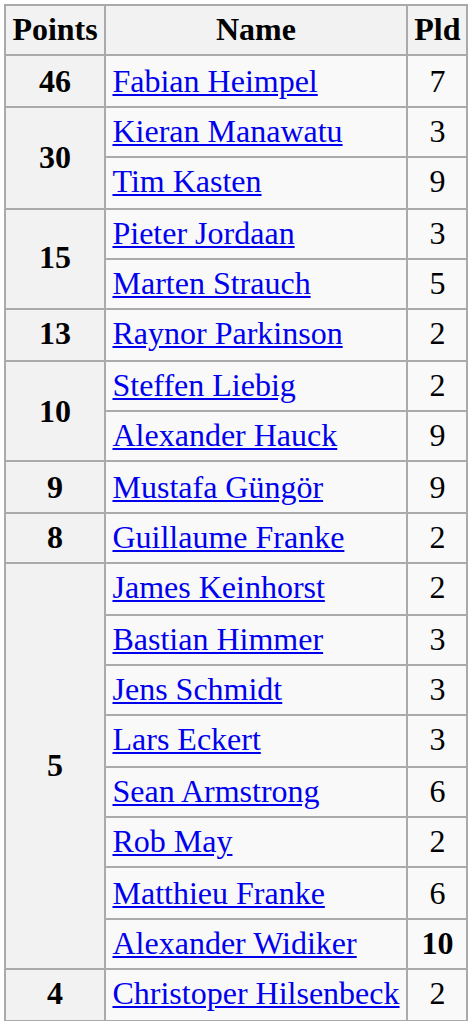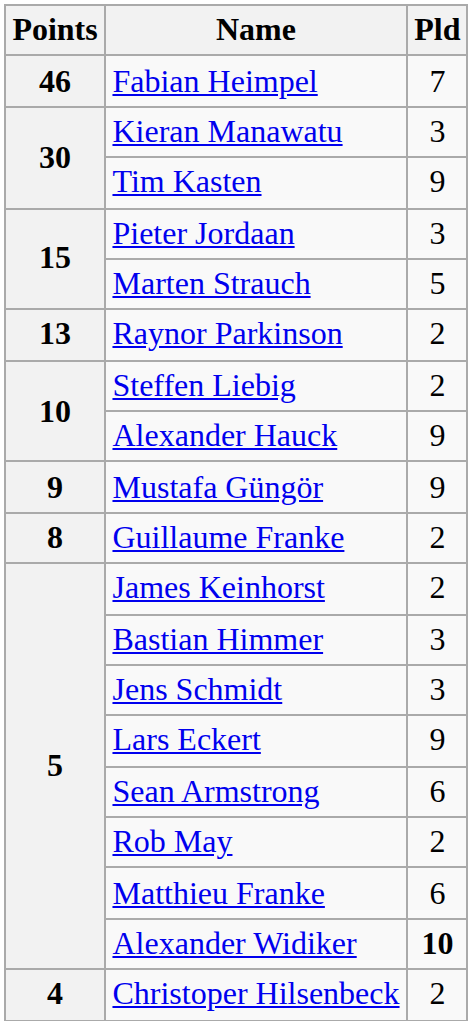(437, 740) 3 -> (437, 740) 9
